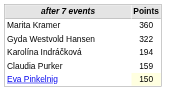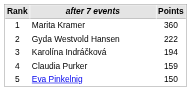+ column: (17, 12)
(146, 39) 322 -> (171, 39) 222
(146, 79) lightyellow background -> (171, 79) no background
